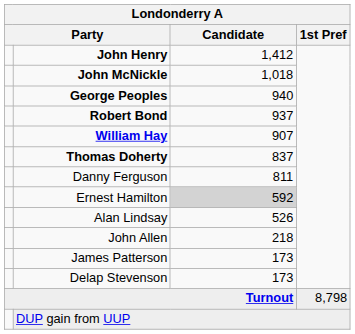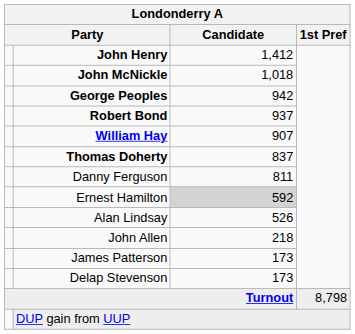(283, 95) 940 -> (283, 95) 942
